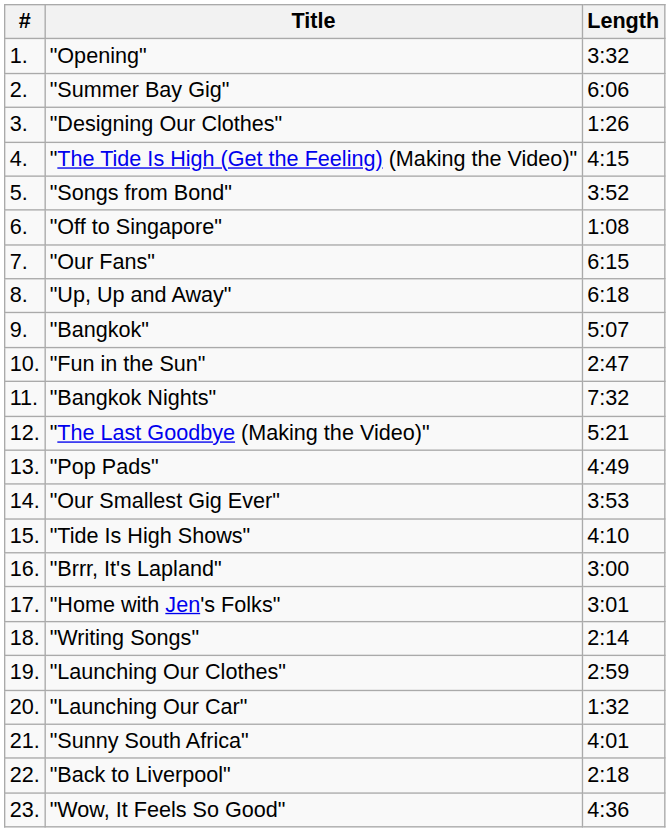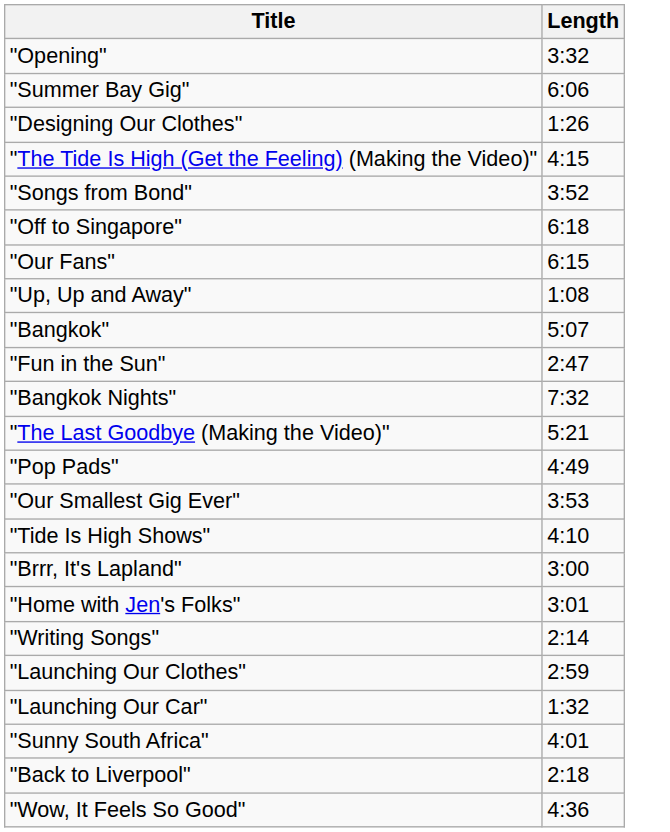- column: (25, 21)
(608, 227) 1:08 -> (568, 227) 6:18
(608, 295) 6:18 -> (568, 295) 1:08
